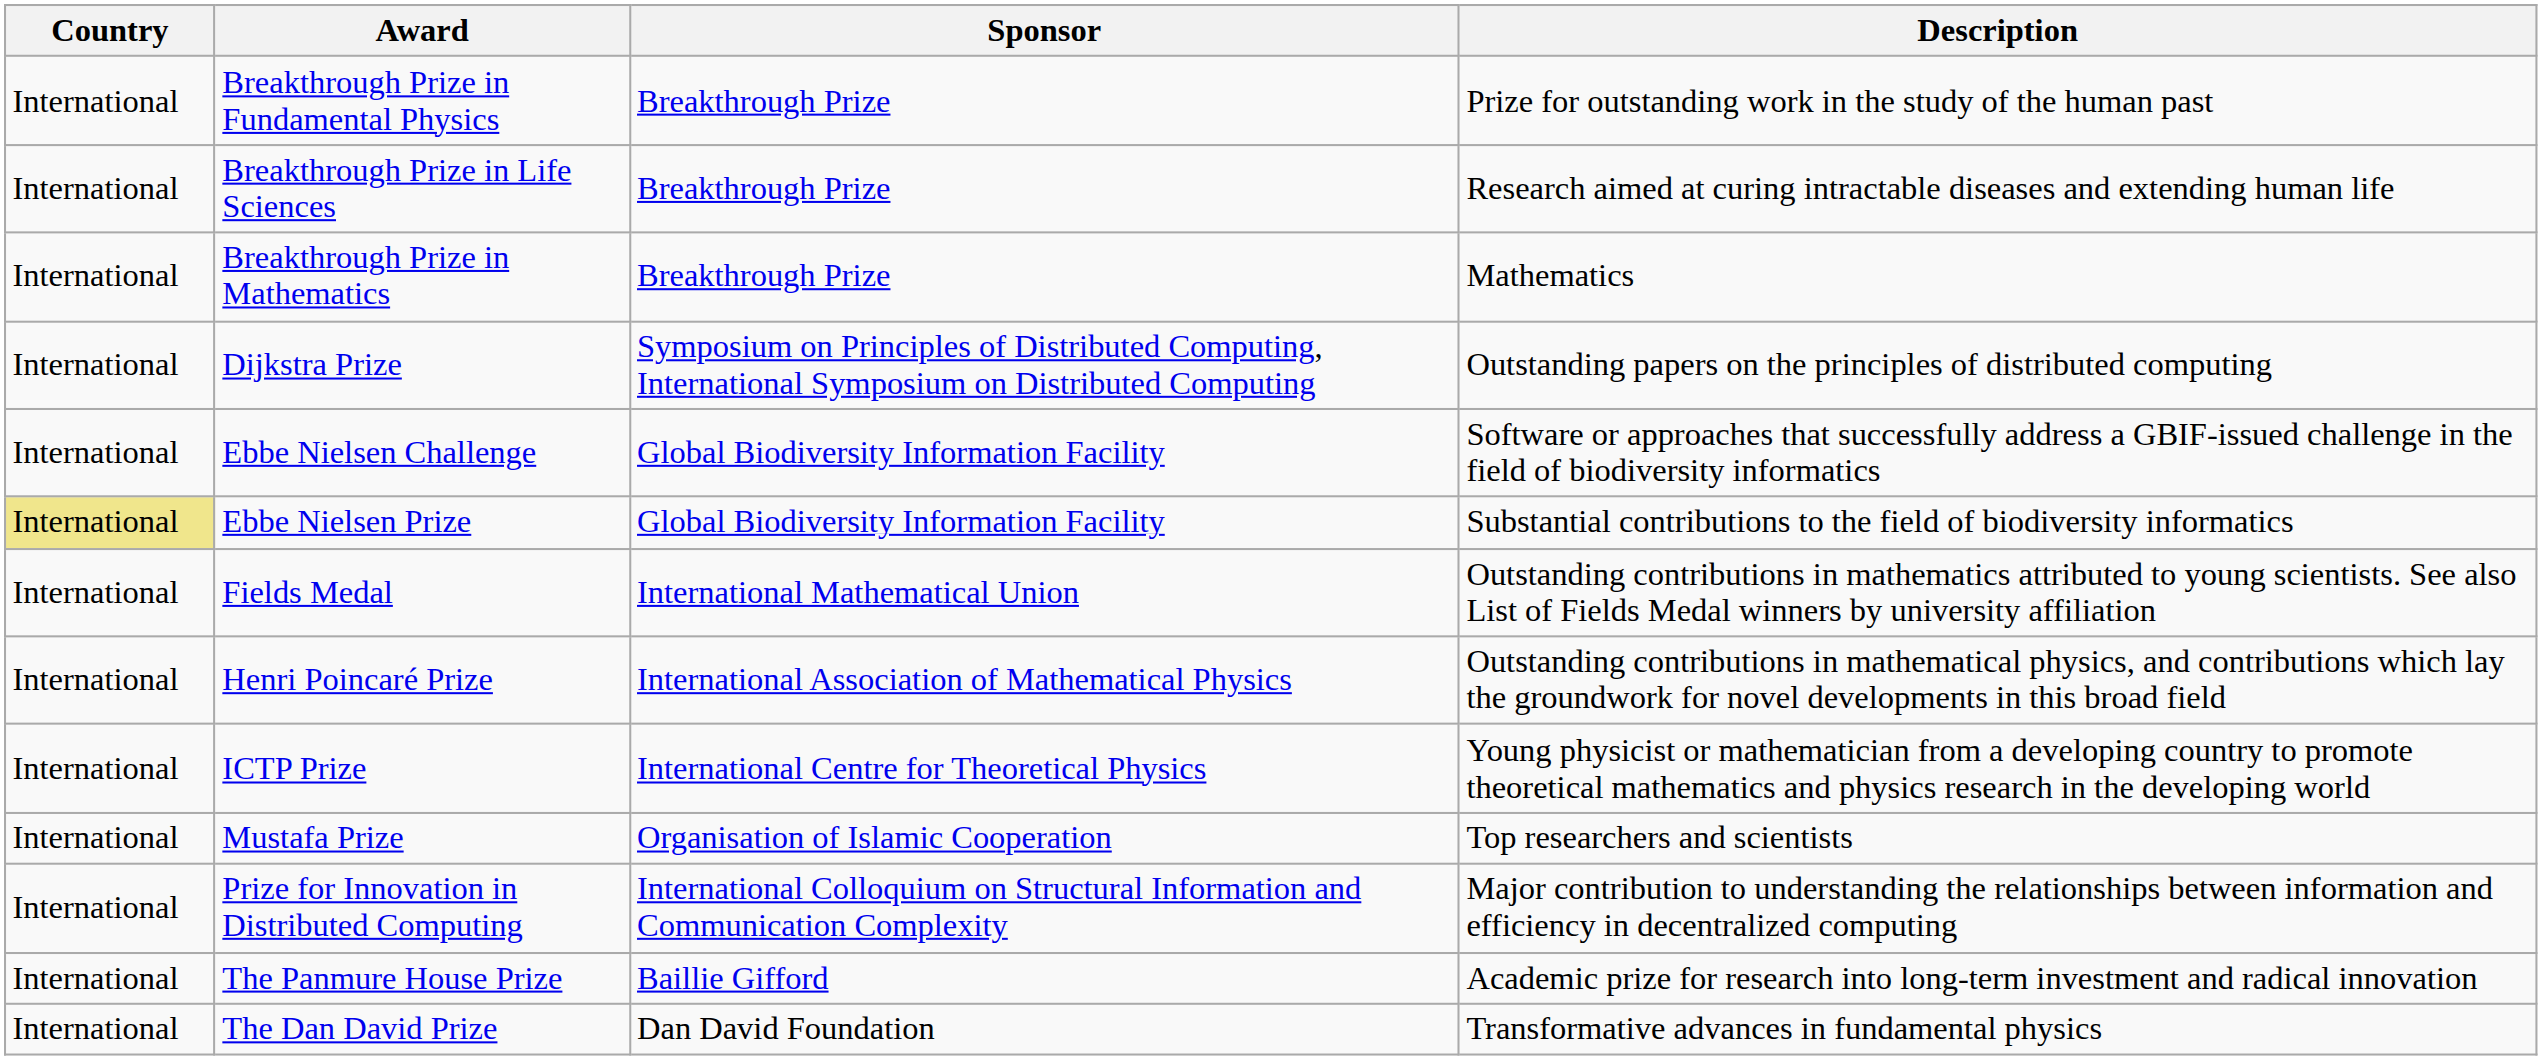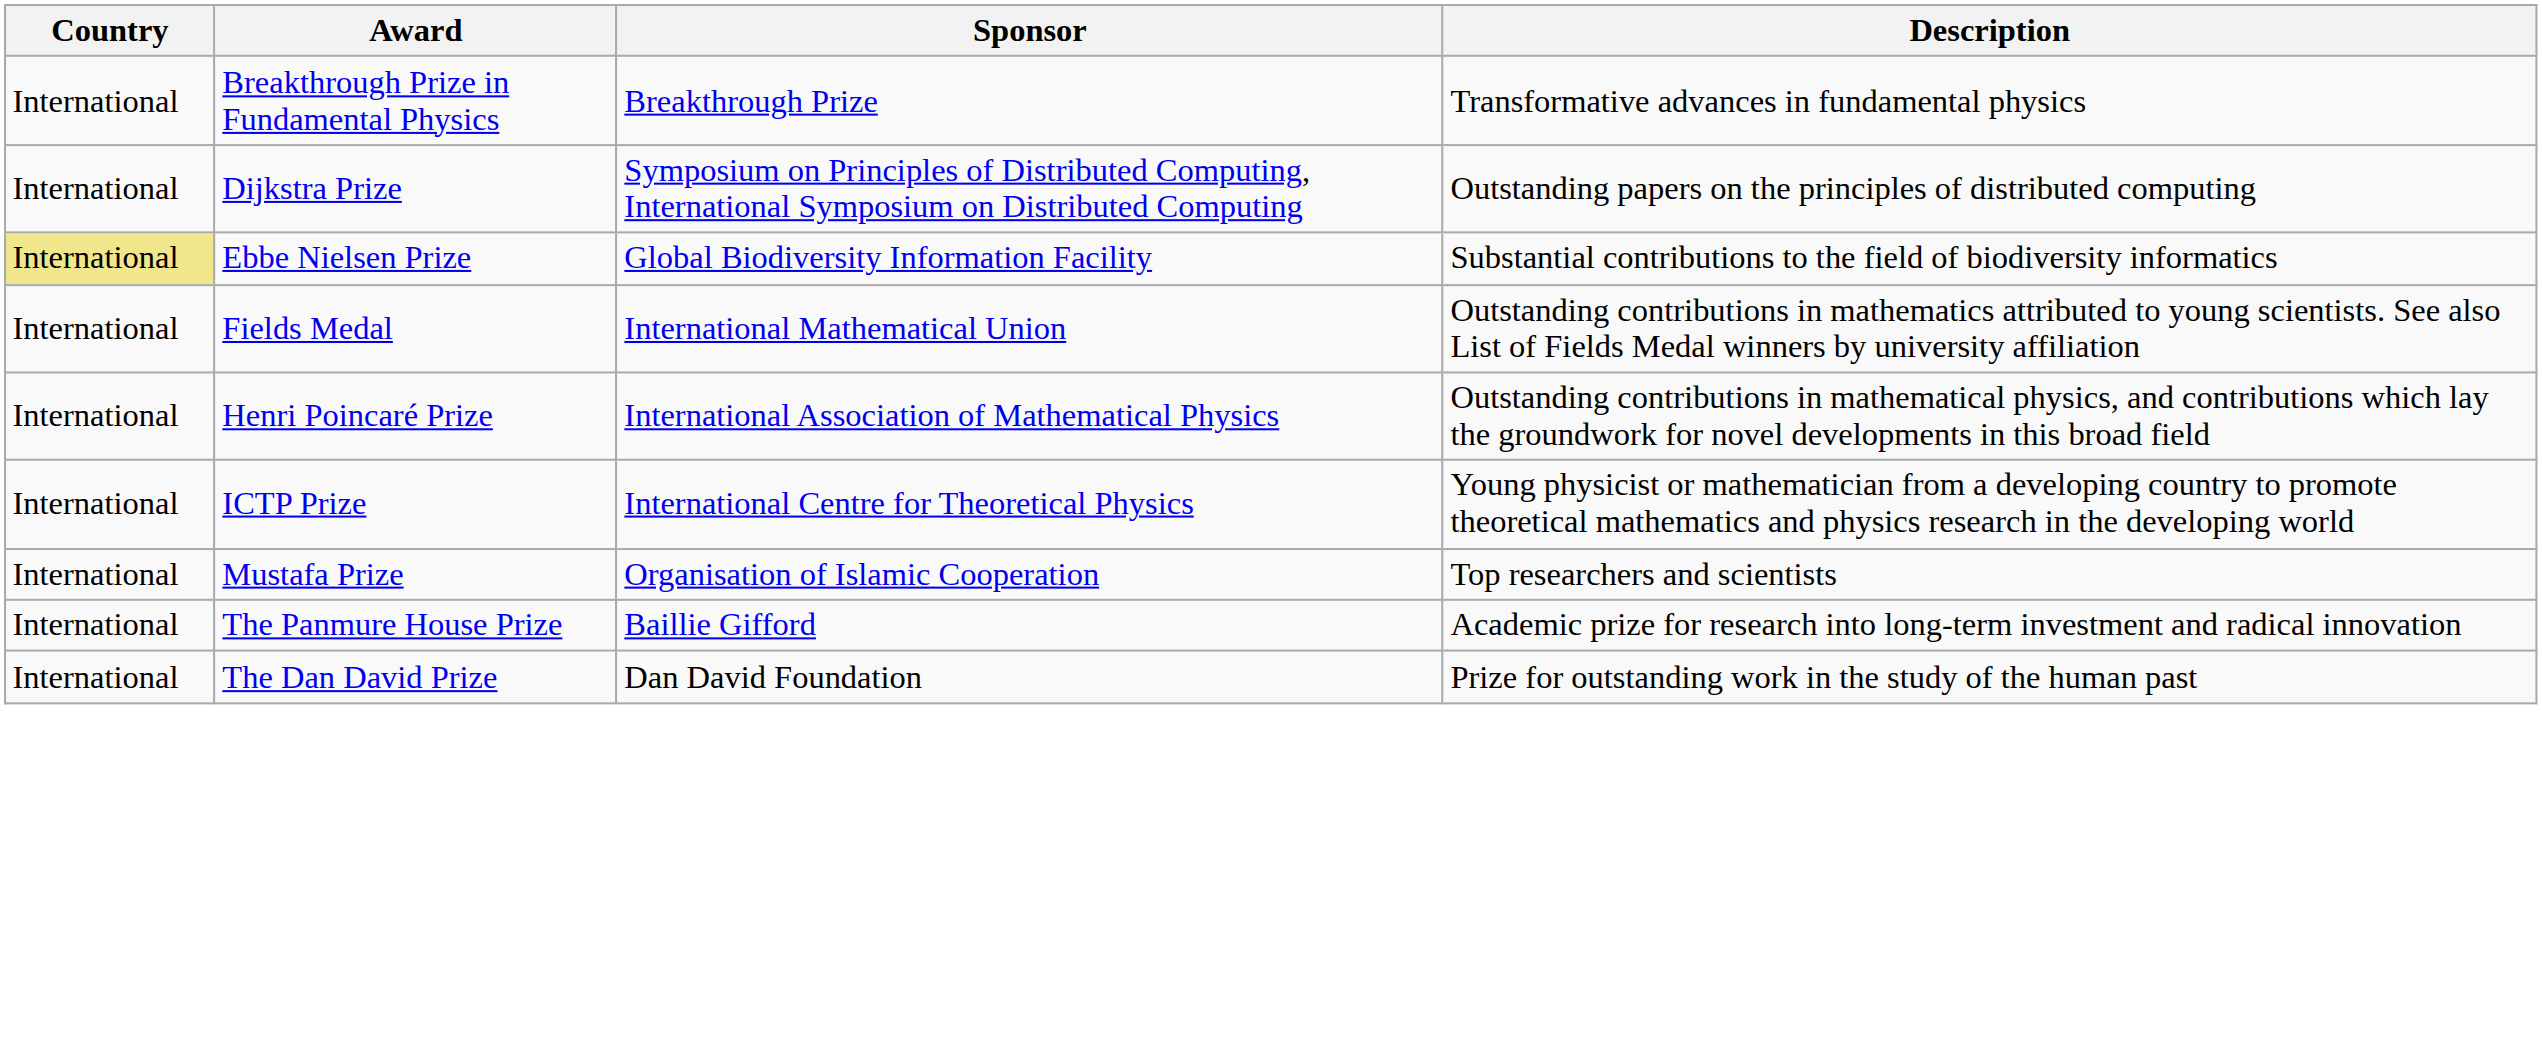(1840, 100) Prize for outstanding work in the study of the human past -> (1768, 100) Transformative advances in fundamental physics
- row: (397, 188)
- row: (366, 276)
- row: (379, 452)
- row: (373, 907)
(1784, 1028) Transformative advances in fundamental physics -> (1824, 676) Prize for outstanding work in the study of the human past
